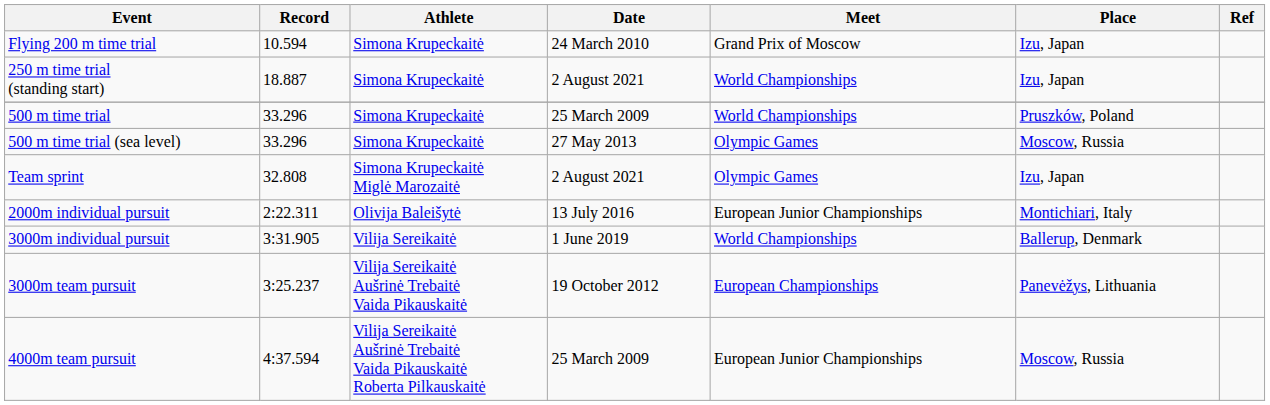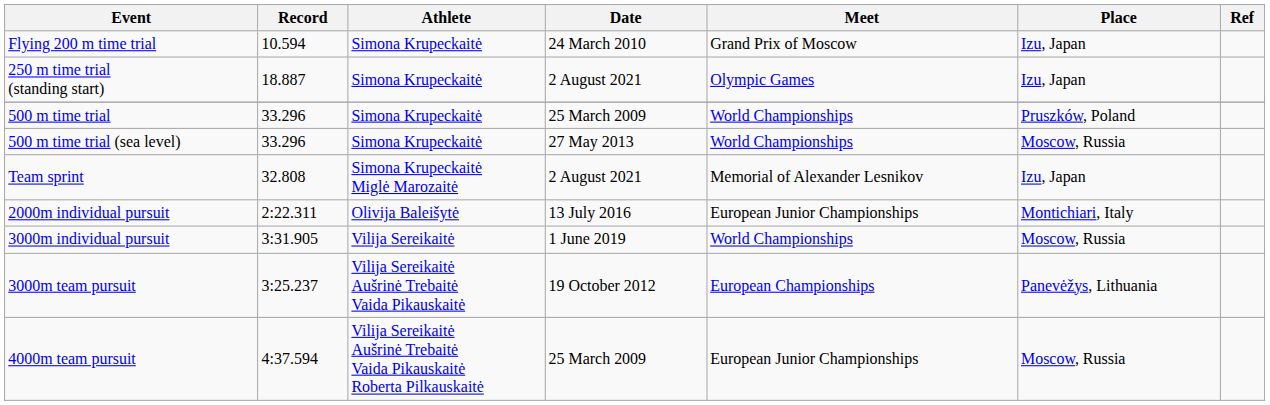(785, 79) World Championships -> (762, 79) Olympic Games
(766, 142) Olympic Games -> (782, 142) World Championships
(766, 177) Olympic Games -> (817, 177) Memorial of Alexander Lesnikov
(1081, 239) Ballerup, Denmark -> (1073, 239) Moscow, Russia
